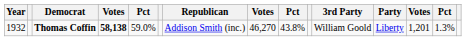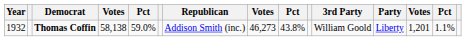(113, 28) bold -> (113, 28) normal
(263, 28) 46,270 -> (263, 28) 46,273
(445, 28) 1.3% -> (445, 28) 1.1%
